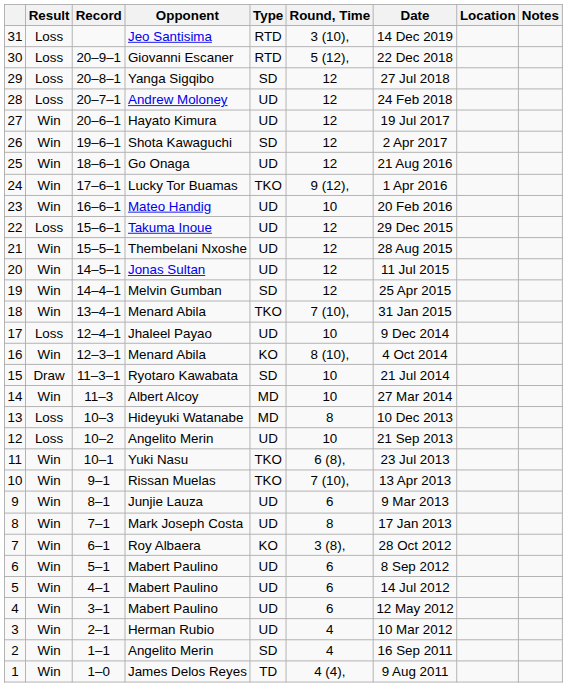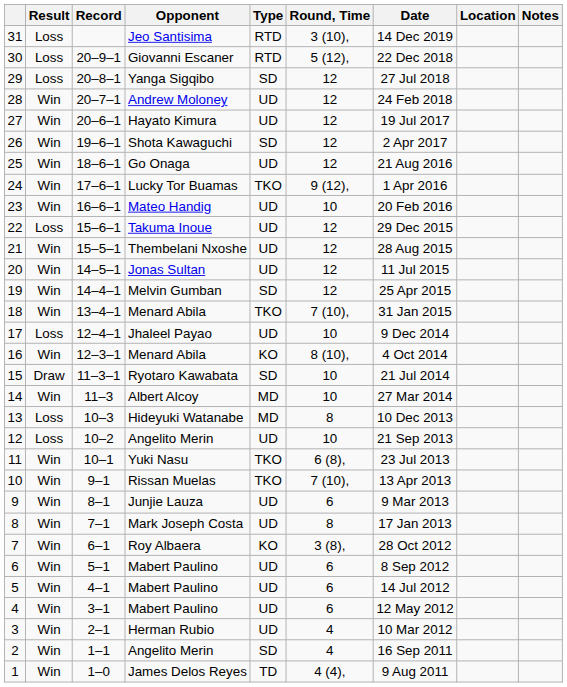(49, 100) Loss -> (49, 100) Win
